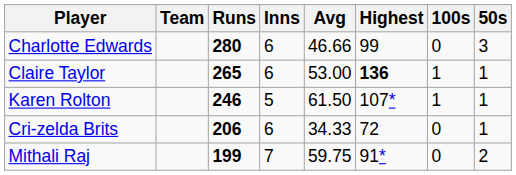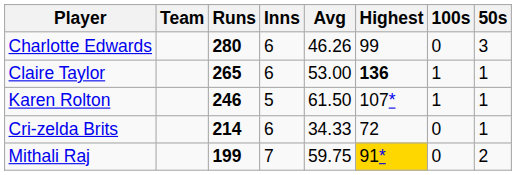(330, 45) 46.66 -> (330, 45) 46.26
(227, 128) 206 -> (227, 128) 214
(373, 156) no background -> (373, 156) gold background
